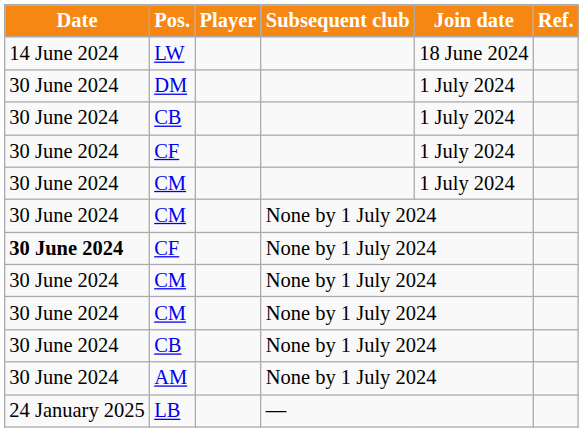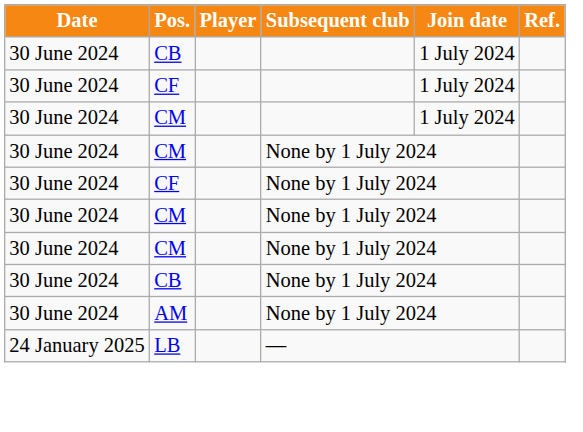- row: (169, 53)
- row: (171, 85)
(66, 248) bold -> (64, 183) normal
